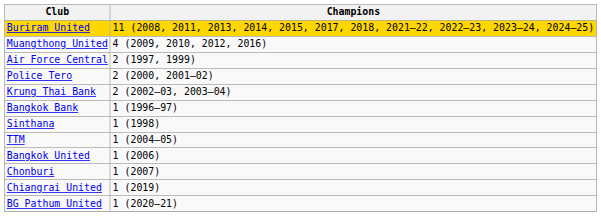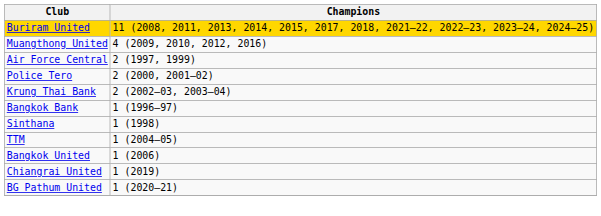- row: (31, 172)
